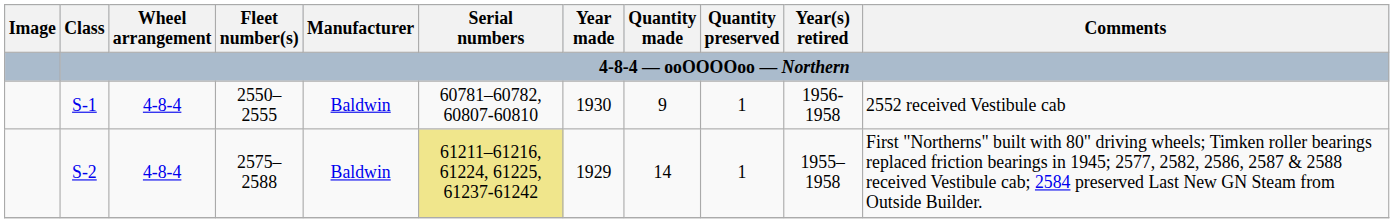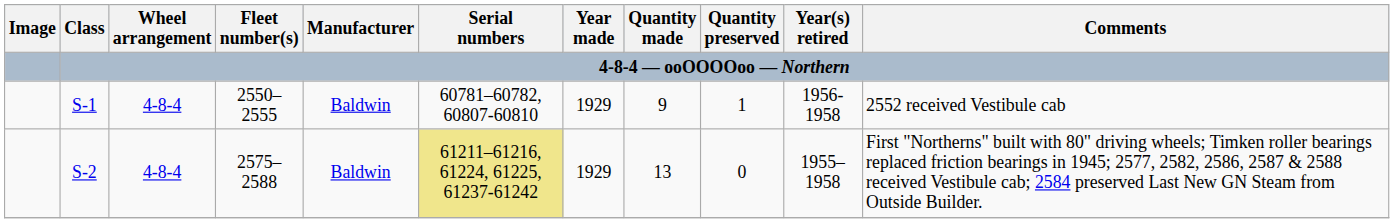(594, 104) 1930 -> (594, 104) 1929
(662, 173) 14 -> (662, 173) 13
(742, 173) 1 -> (742, 173) 0
